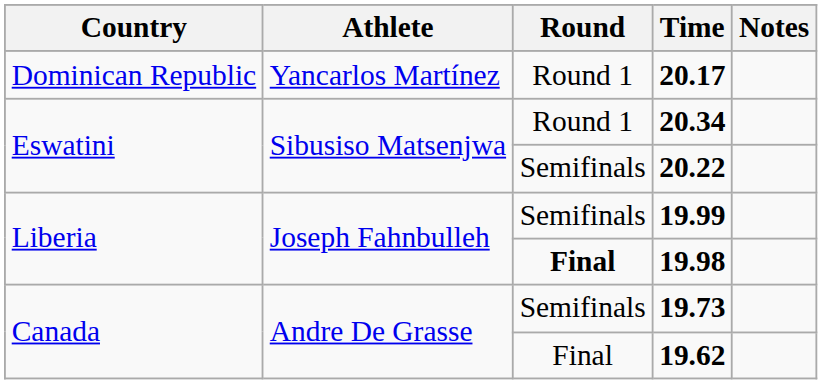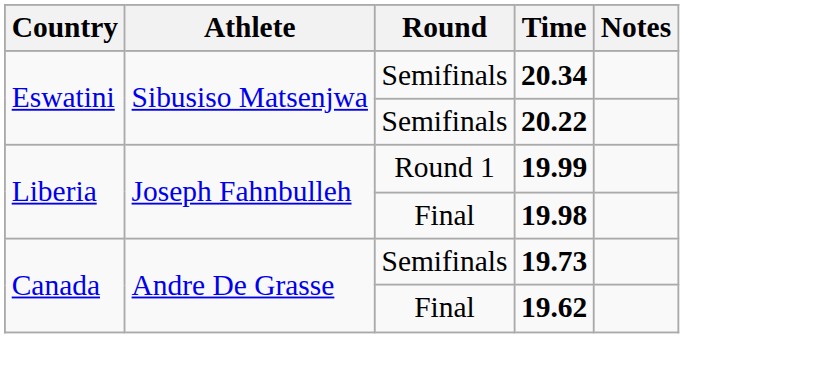- row: (692, 74)
(583, 121) Round 1 -> (444, 74) Semifinals
(583, 214) Semifinals -> (444, 167) Round 1
(583, 261) bold -> (444, 214) normal
